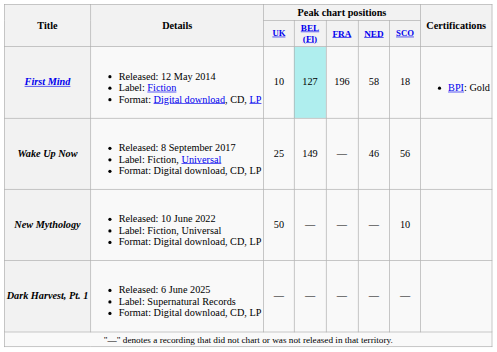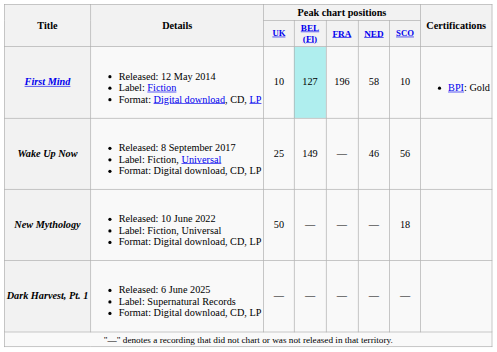(405, 82) 18 -> (405, 82) 10
(405, 225) 10 -> (405, 225) 18
